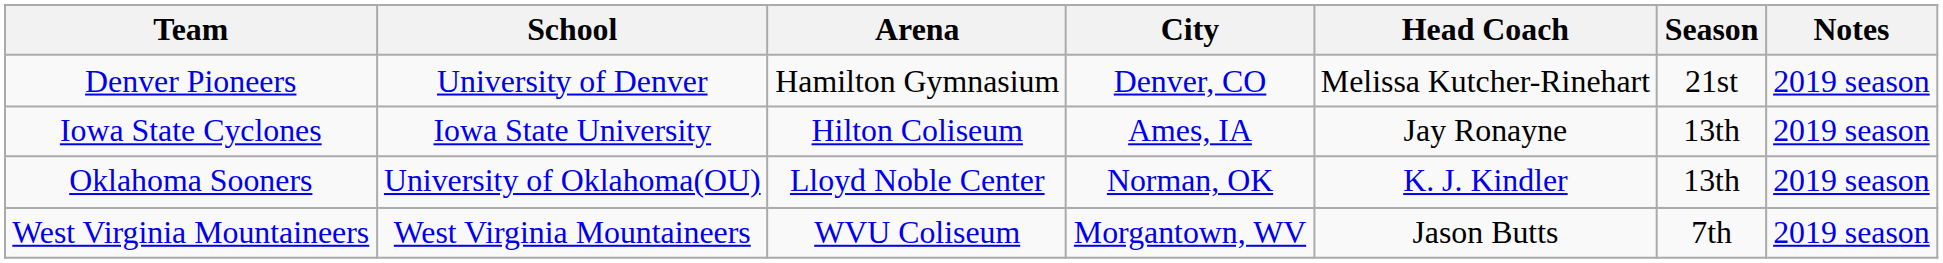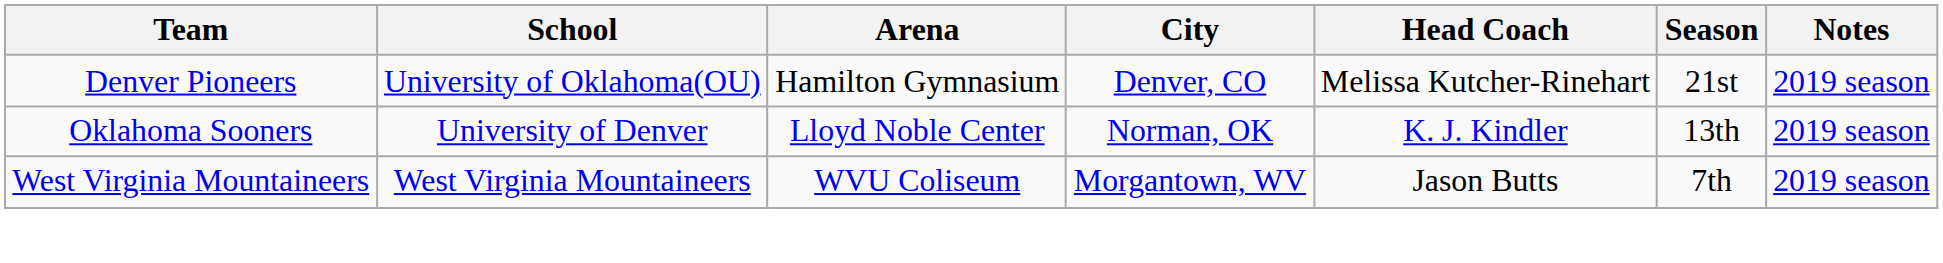(572, 80) University of Denver -> (572, 80) University of Oklahoma(OU)
- row: (191, 130)
(572, 181) University of Oklahoma(OU) -> (572, 130) University of Denver
